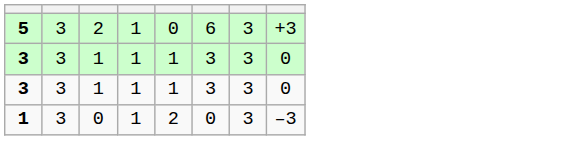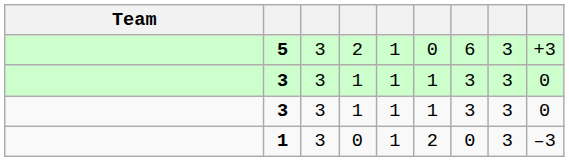+ column: (134, 20)
